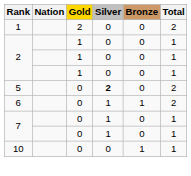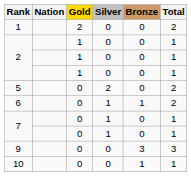(108, 88) bold -> (108, 88) normal
+ row: (18, 149)
